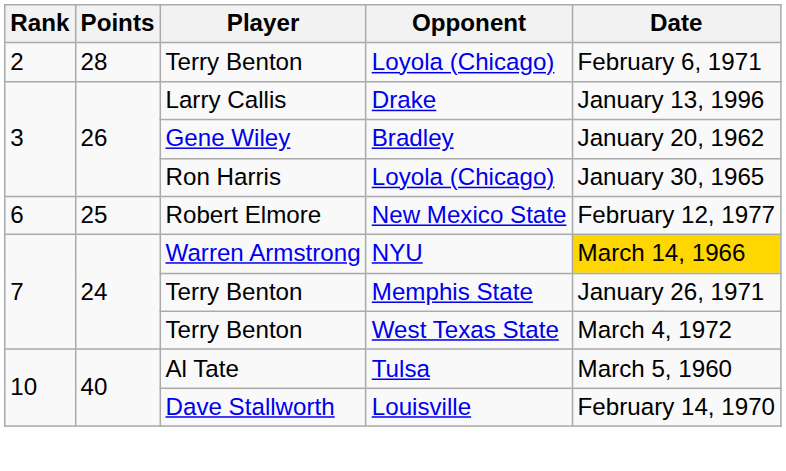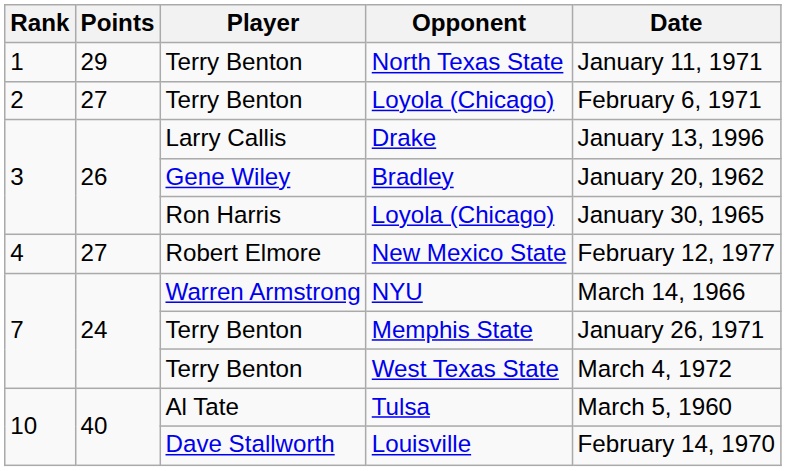+ row: (234, 61)
(94, 61) 28 -> (94, 100) 27
(17, 215) 6 -> (17, 253) 4
(94, 215) 25 -> (94, 253) 27
(662, 253) gold background -> (662, 291) no background
